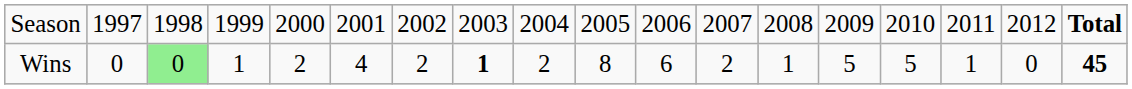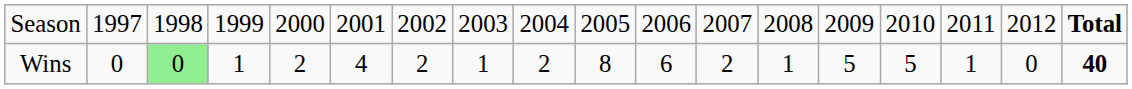(483, 63) bold -> (483, 63) normal
(1095, 63) 45 -> (1095, 63) 40
